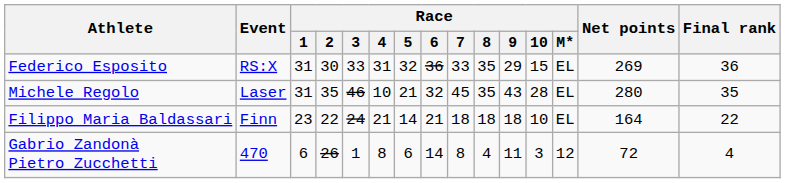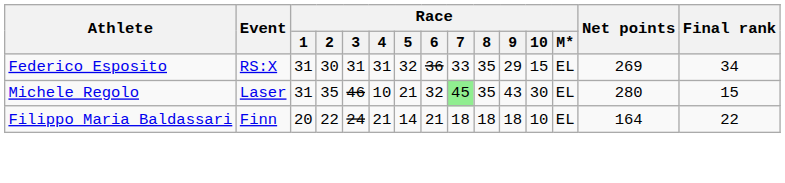(356, 67) 33 -> (356, 67) 31
(729, 67) 36 -> (729, 67) 34
(460, 93) no background -> (460, 93) lightgreen background
(539, 93) 28 -> (539, 93) 30
(729, 93) 35 -> (729, 93) 15
(303, 119) 23 -> (303, 119) 20
- row: (83, 154)
